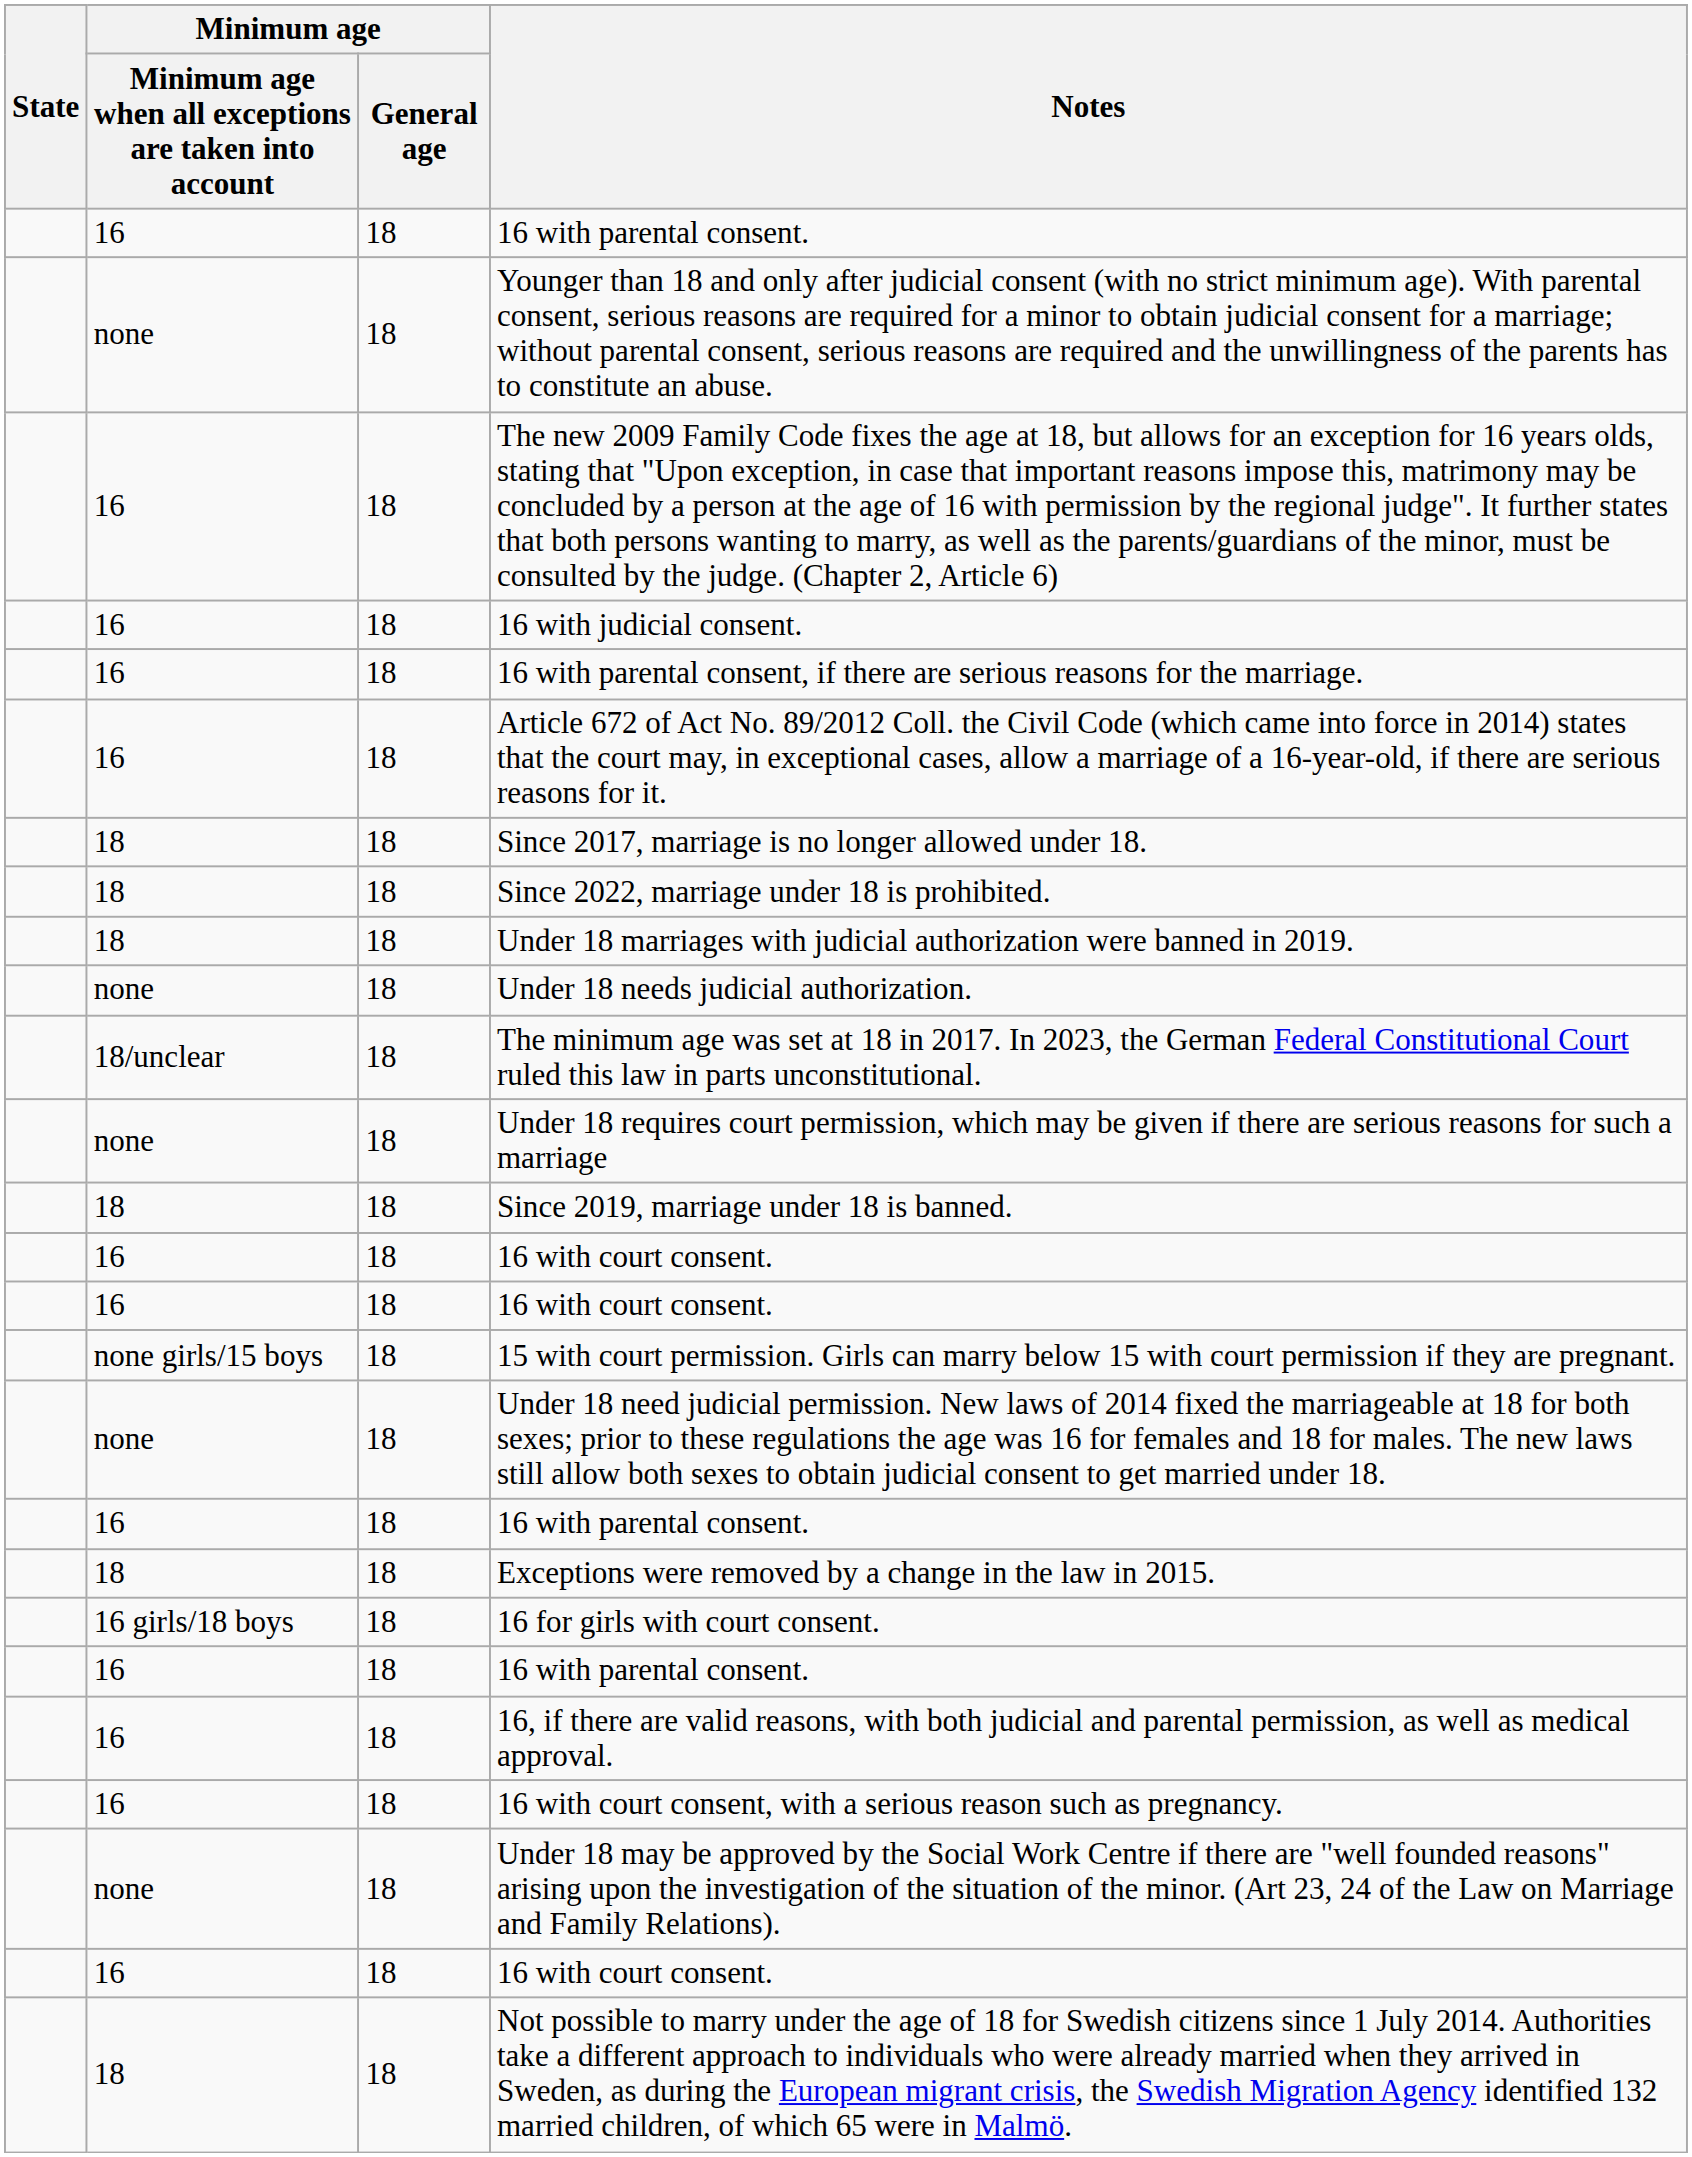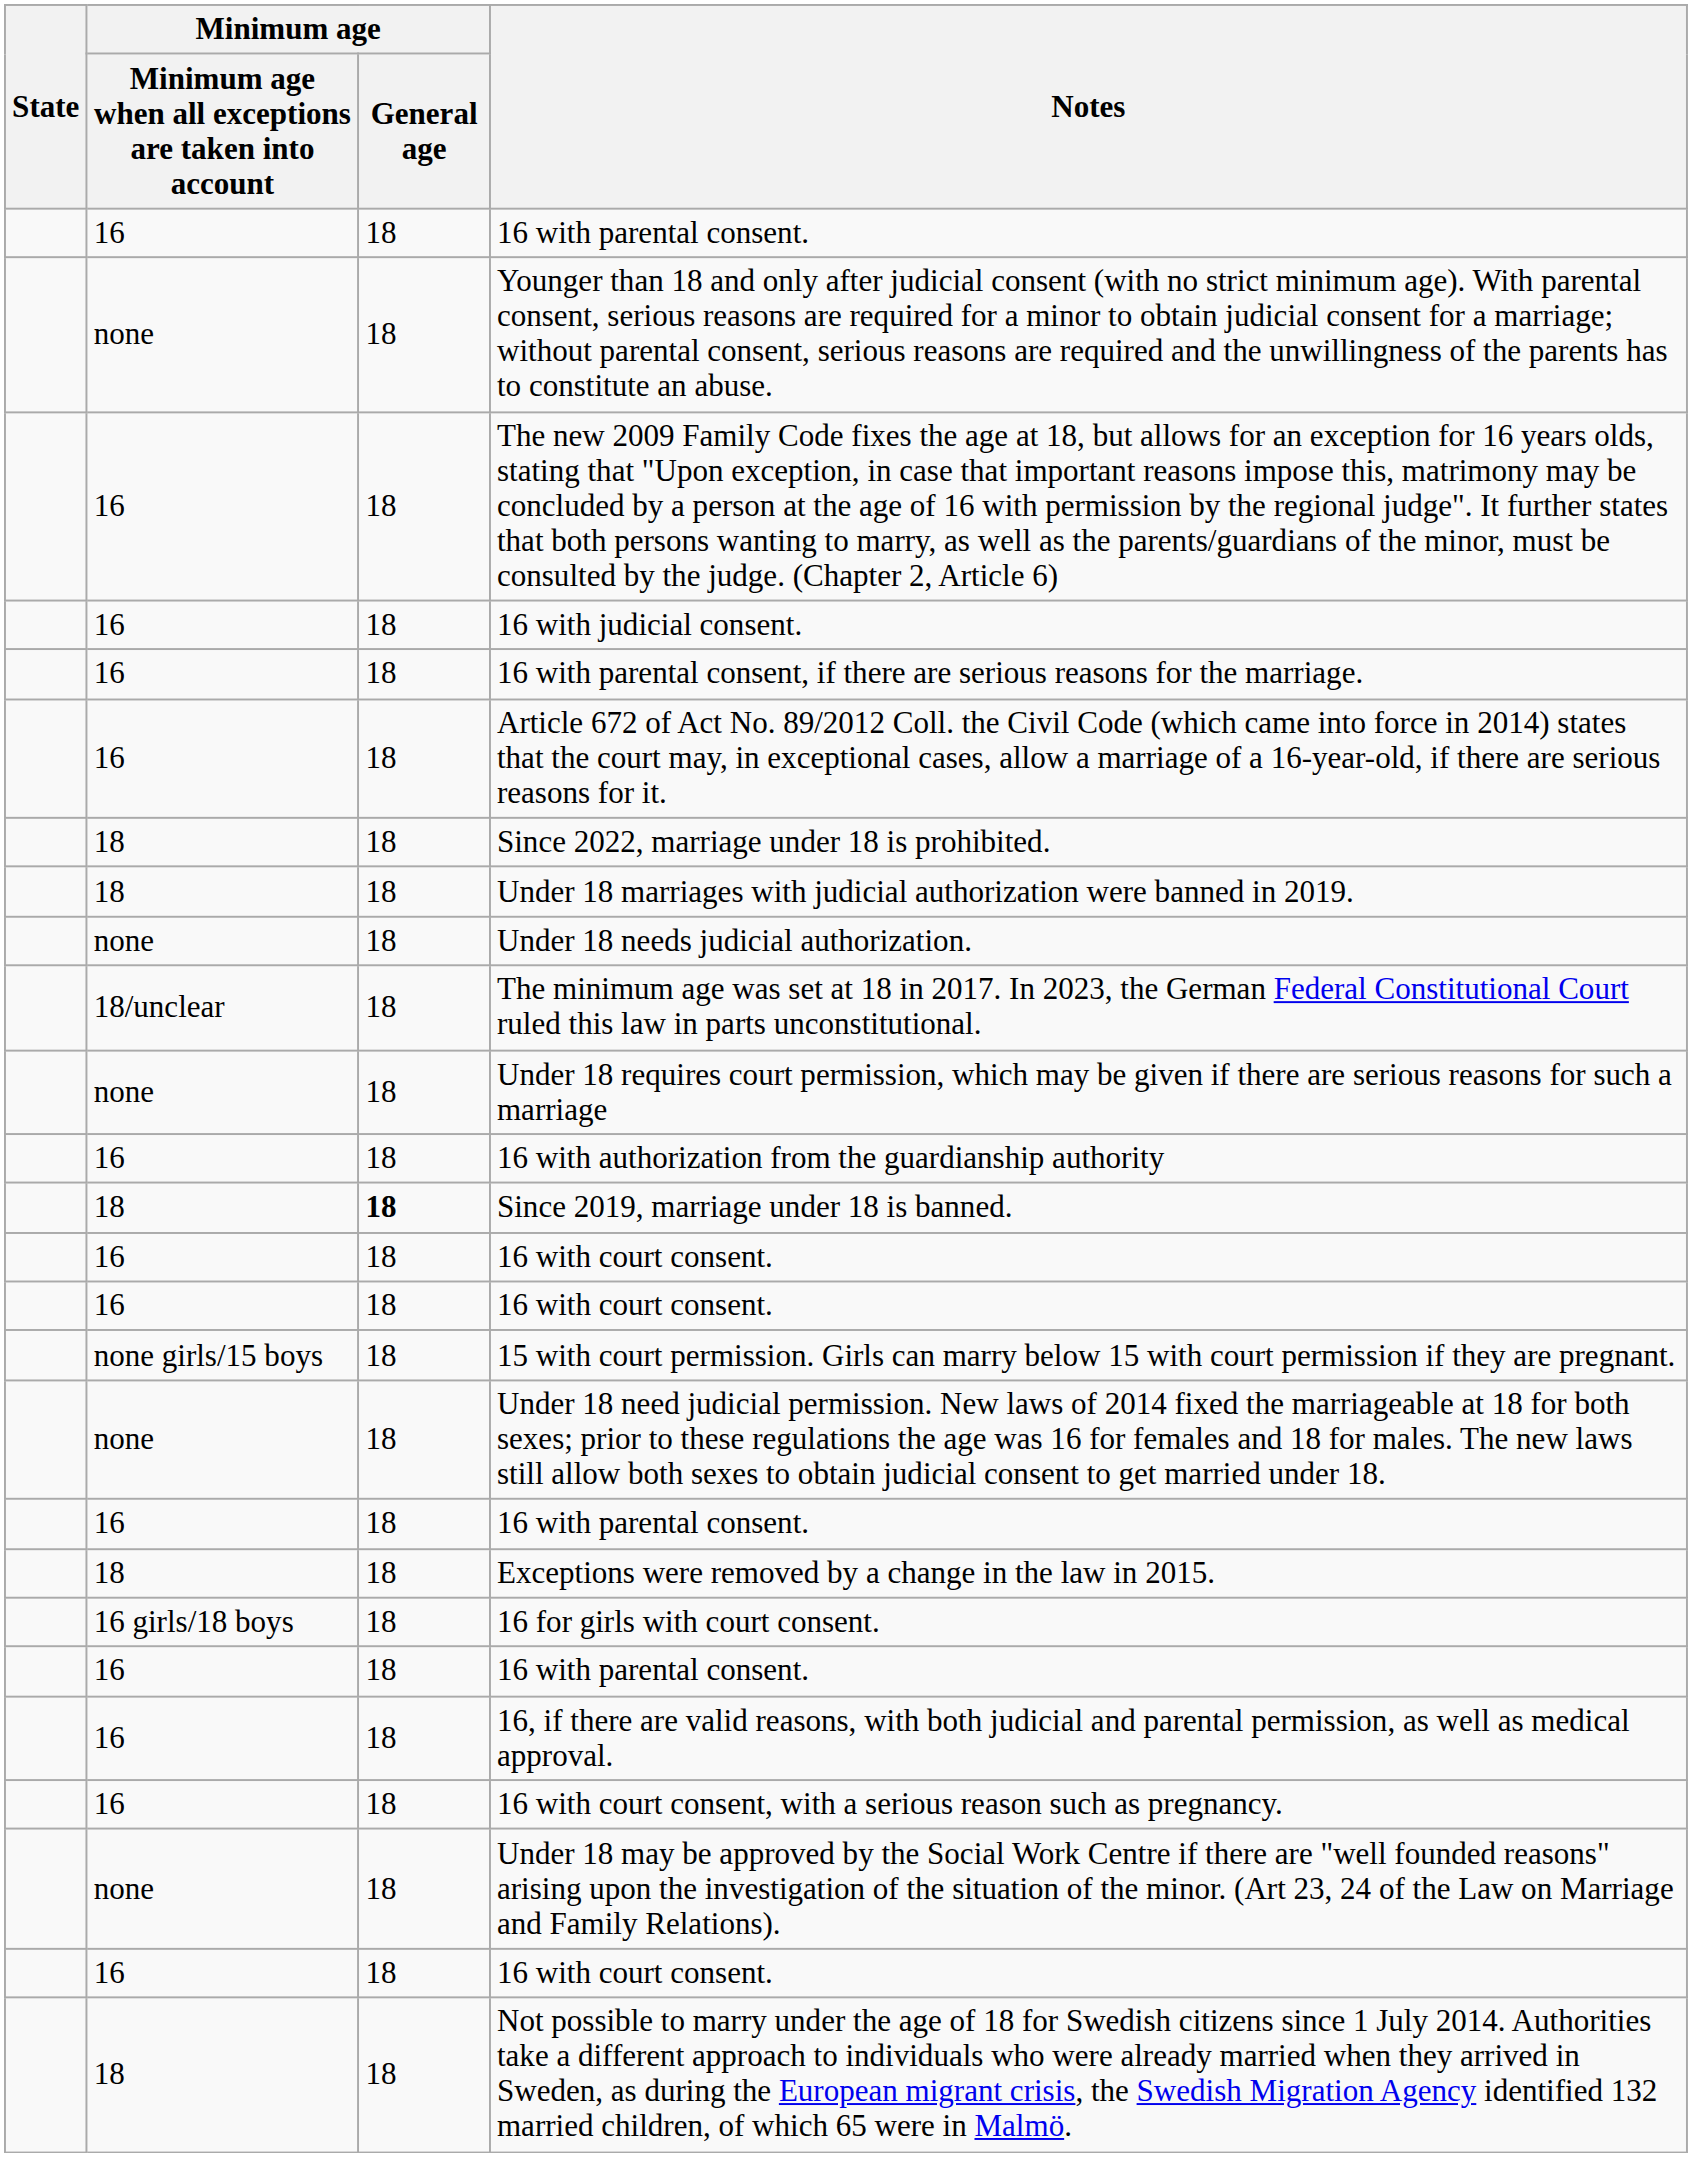- row: (109, 841)
+ row: (109, 1157)
(381, 1207) normal -> (381, 1207) bold
